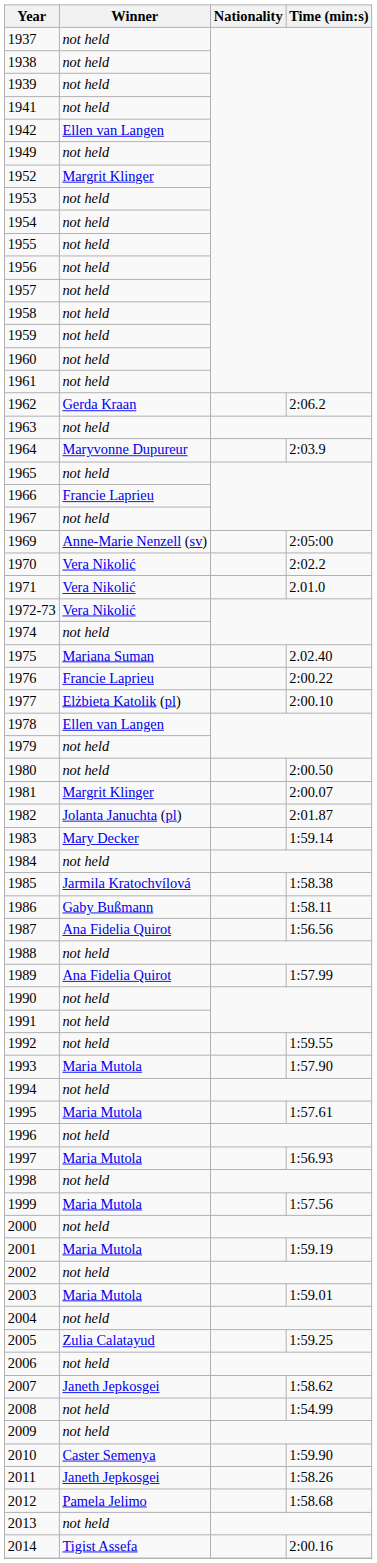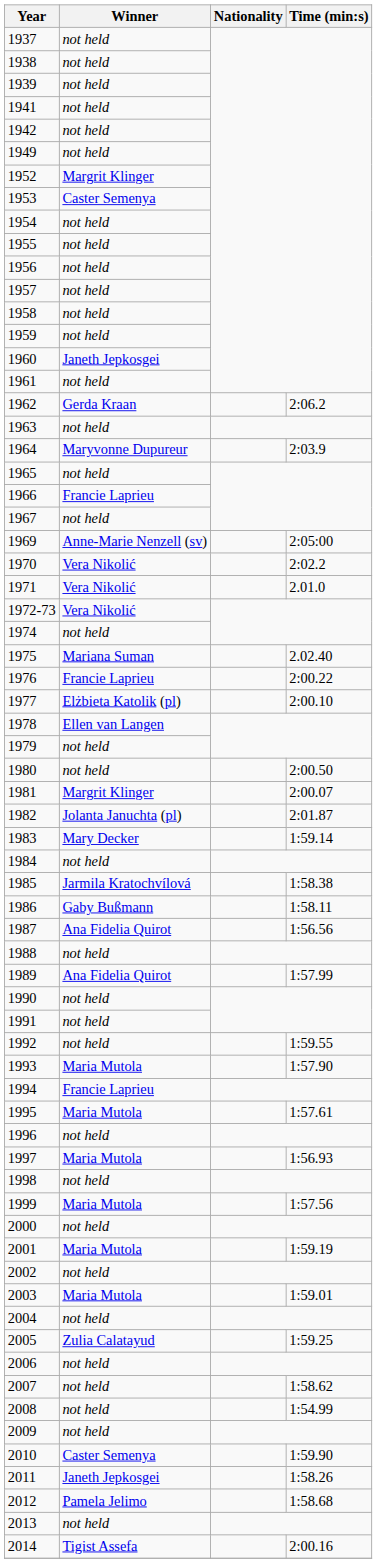(113, 130) Ellen van Langen -> (86, 130) not held
(86, 199) not held -> (109, 199) Caster Semenya
(86, 358) not held -> (111, 358) Janeth Jepkosgei
(86, 1089) not held -> (108, 1089) Francie Laprieu
(111, 1386) Janeth Jepkosgei -> (86, 1386) not held
